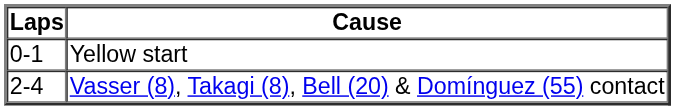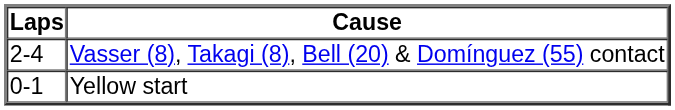rows swapped: (129, 54) <-> (367, 86)
